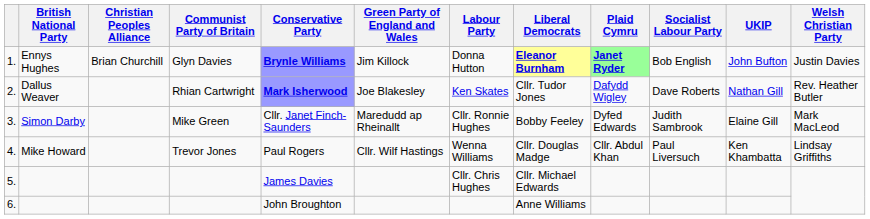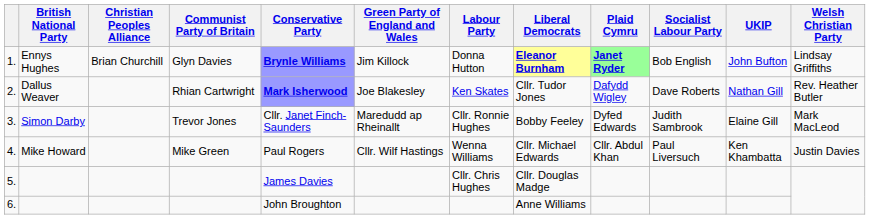(827, 61) Justin Davies -> (813, 61) Lindsay Griffiths
(201, 121) Mike Green -> (204, 121) Trevor Jones
(204, 151) Trevor Jones -> (201, 151) Mike Green
(547, 151) Cllr. Douglas Madge -> (546, 151) Cllr. Michael Edwards
(813, 151) Lindsay Griffiths -> (827, 151) Justin Davies
(546, 181) Cllr. Michael Edwards -> (547, 181) Cllr. Douglas Madge
